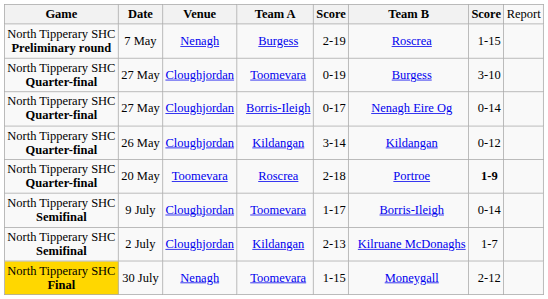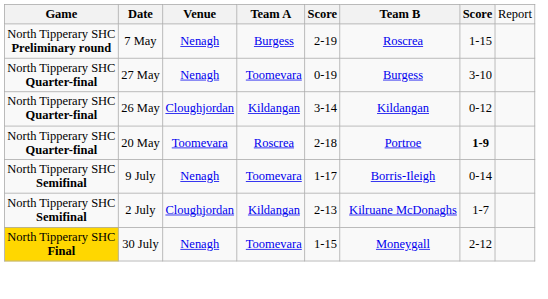(200, 75) Cloughjordan -> (200, 75) Nenagh
- row: (140, 108)
(200, 210) Cloughjordan -> (200, 176) Nenagh
